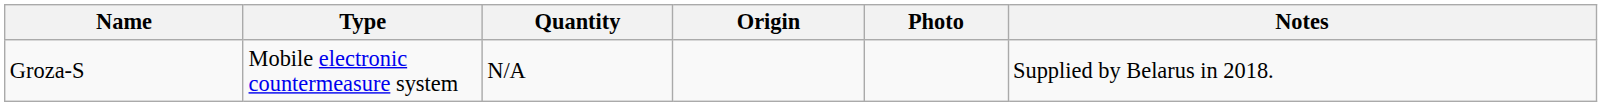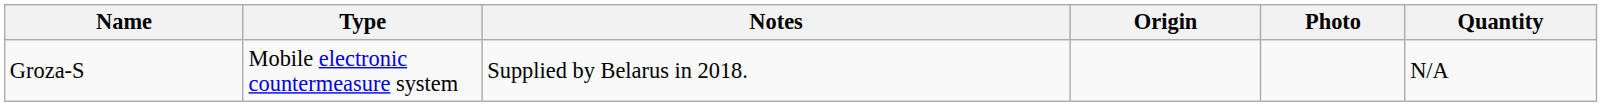columns swapped: (578, 22) <-> (1302, 22)
